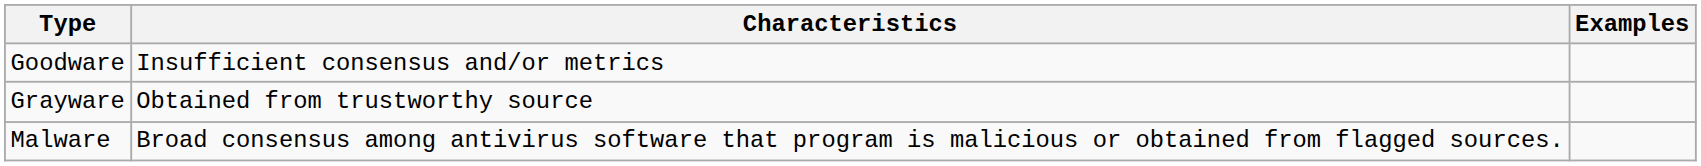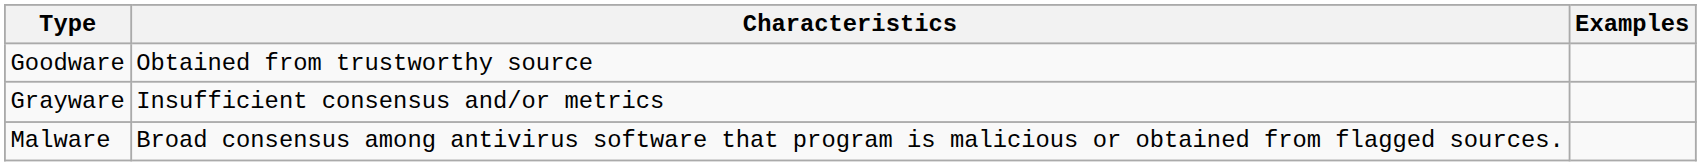(400, 63) Insufficient consensus and/or metrics -> (365, 63) Obtained from trustworthy source
(365, 102) Obtained from trustworthy source -> (400, 102) Insufficient consensus and/or metrics
